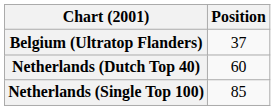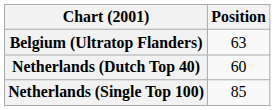(239, 42) 37 -> (239, 42) 63
